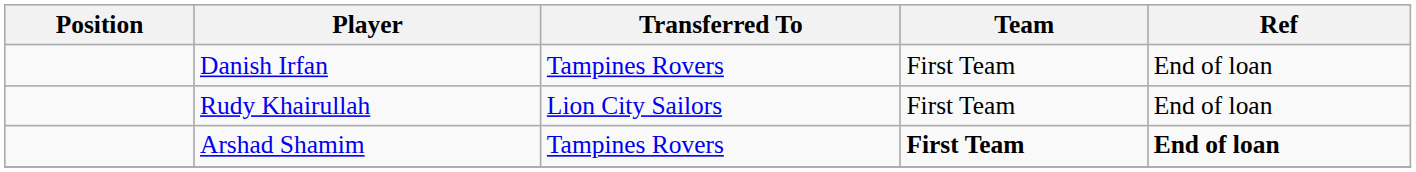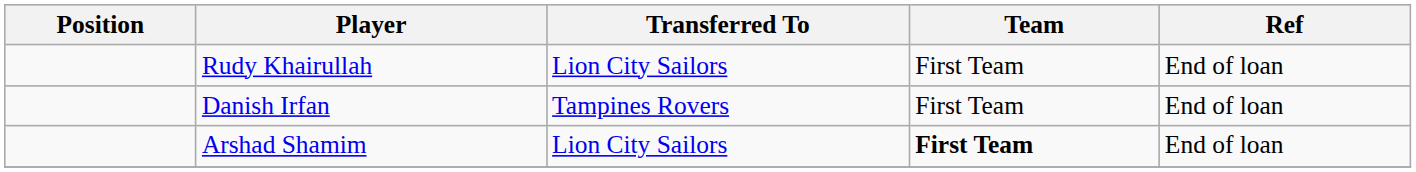rows swapped: (285, 105) <-> (264, 65)
(635, 145) Tampines Rovers -> (640, 145) Lion City Sailors
(1217, 145) bold -> (1224, 145) normal
